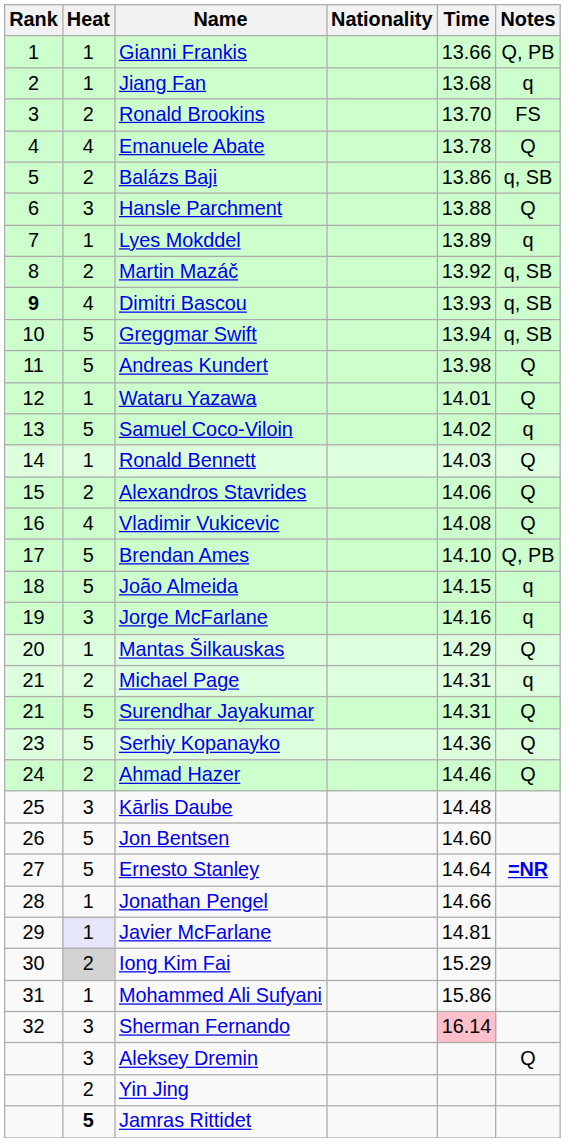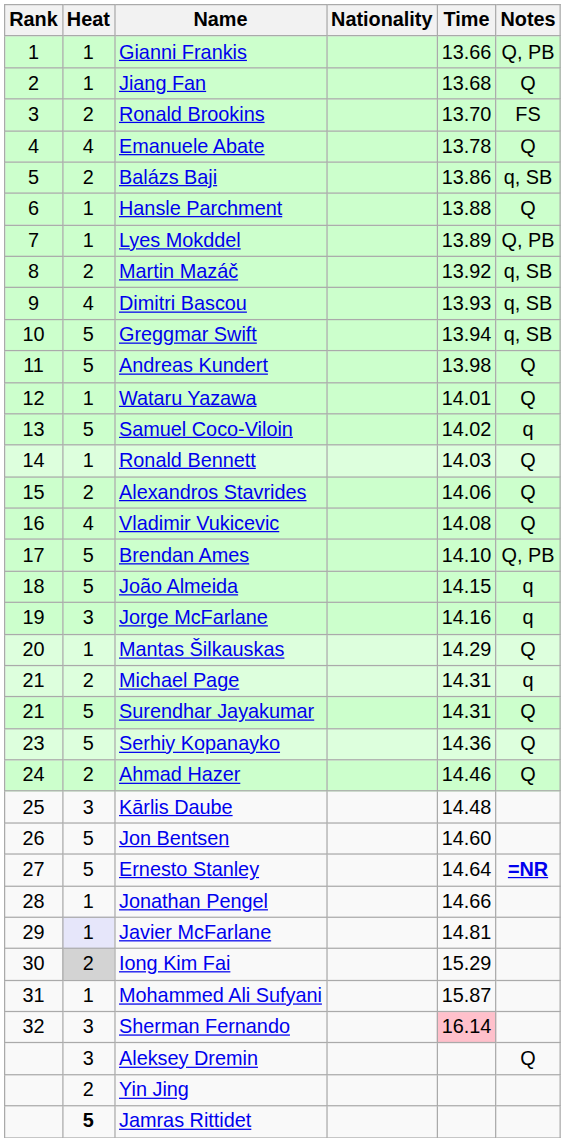(528, 83) q -> (528, 83) Q
(88, 209) 3 -> (88, 209) 1
(528, 240) q -> (528, 240) Q, PB
(33, 303) bold -> (33, 303) normal
(466, 995) 15.86 -> (466, 995) 15.87
